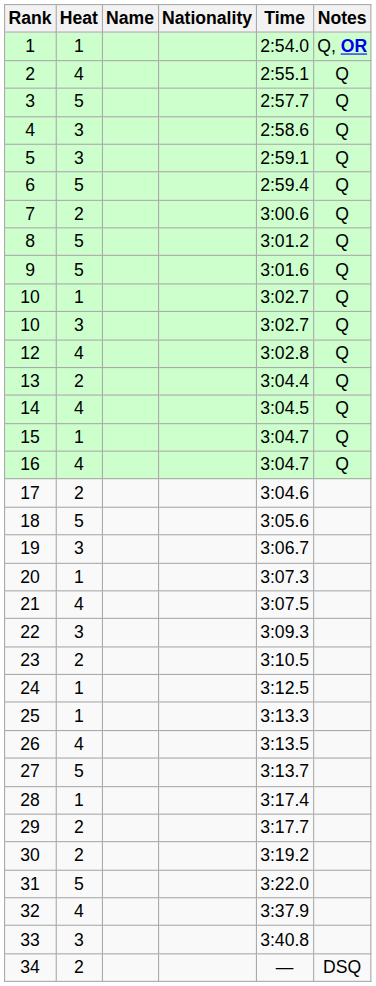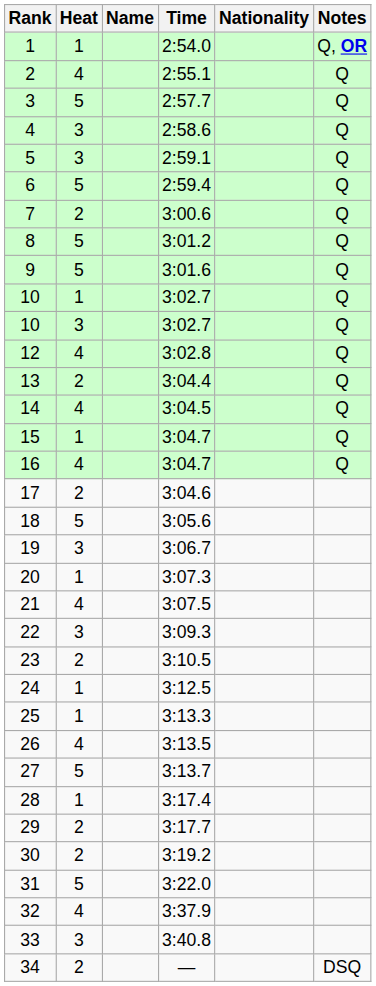columns swapped: (207, 18) <-> (285, 18)
